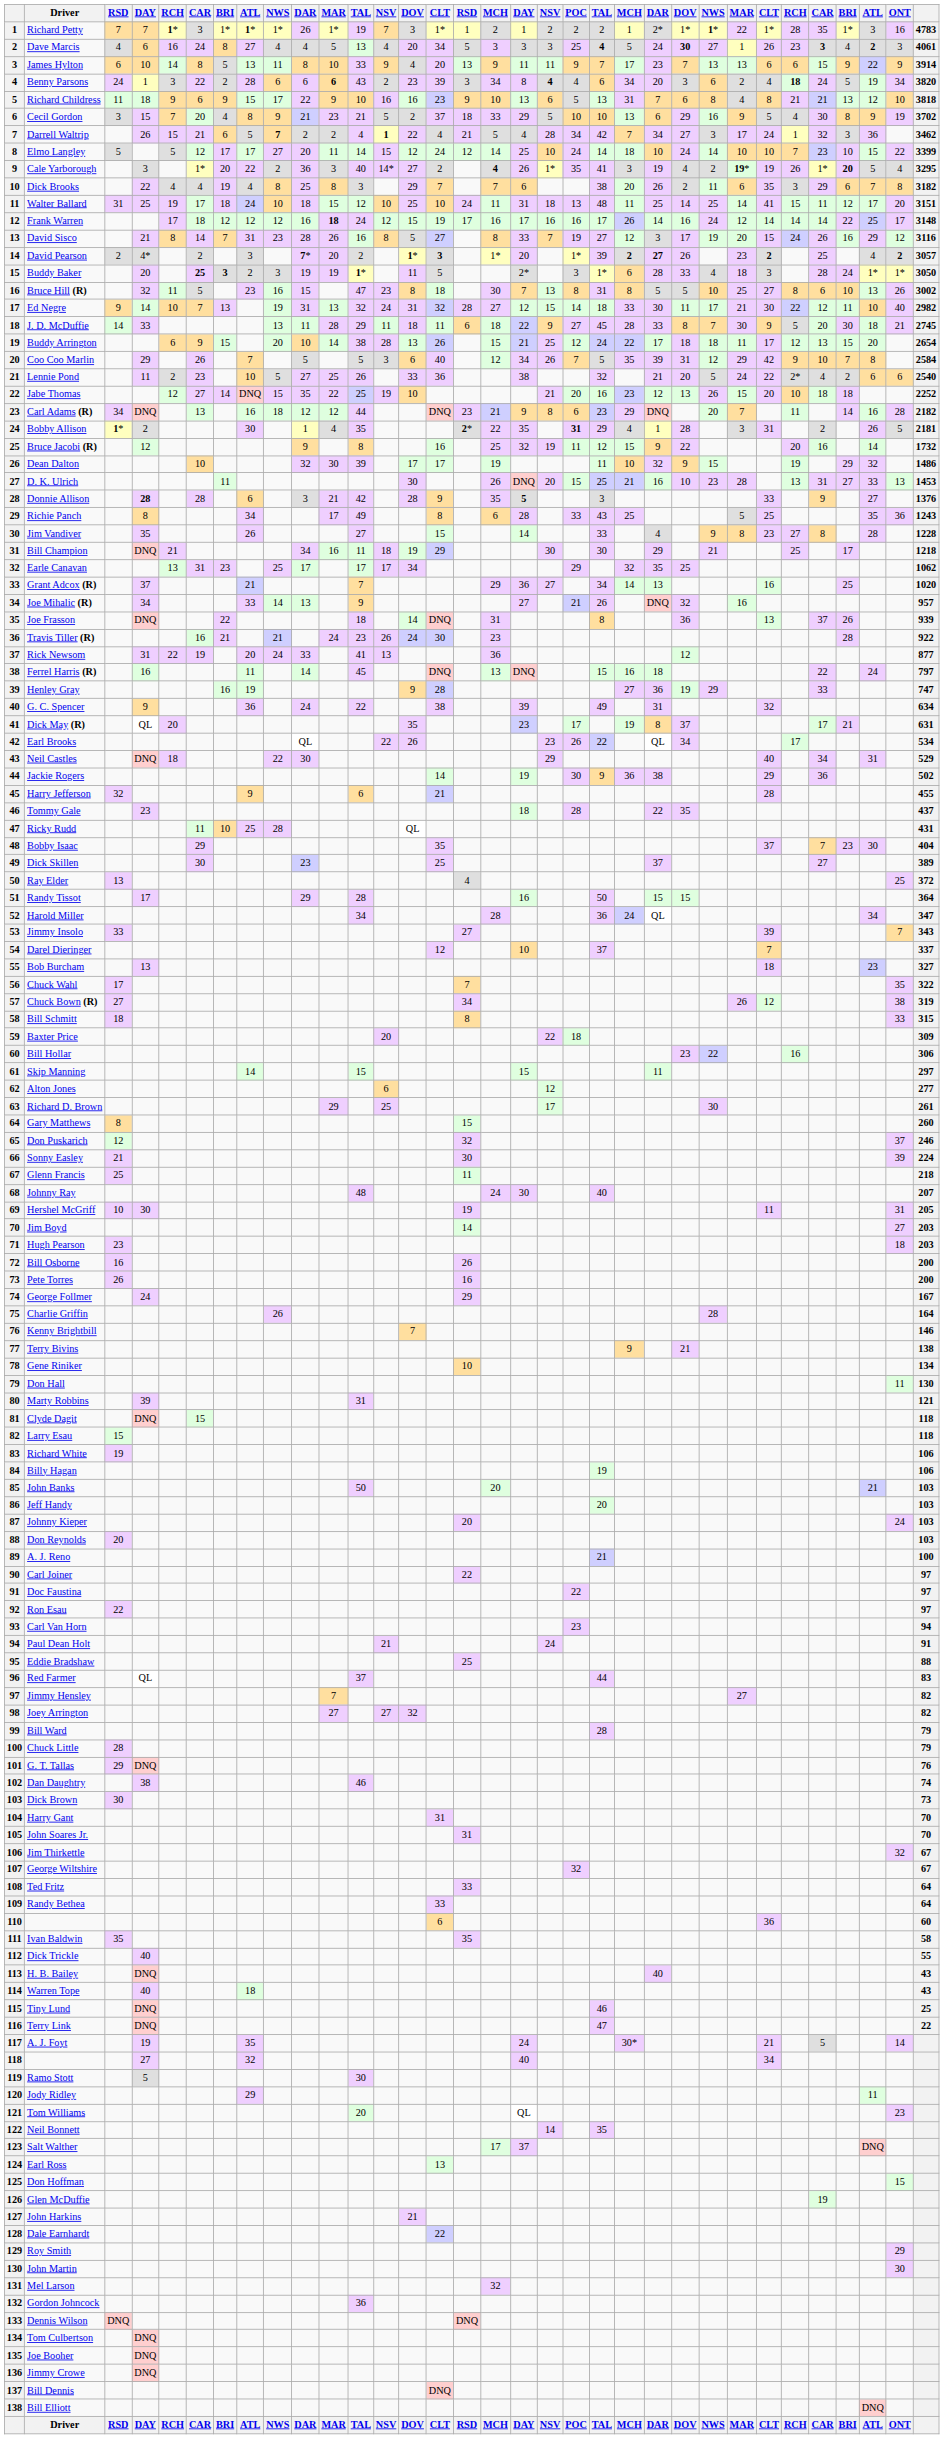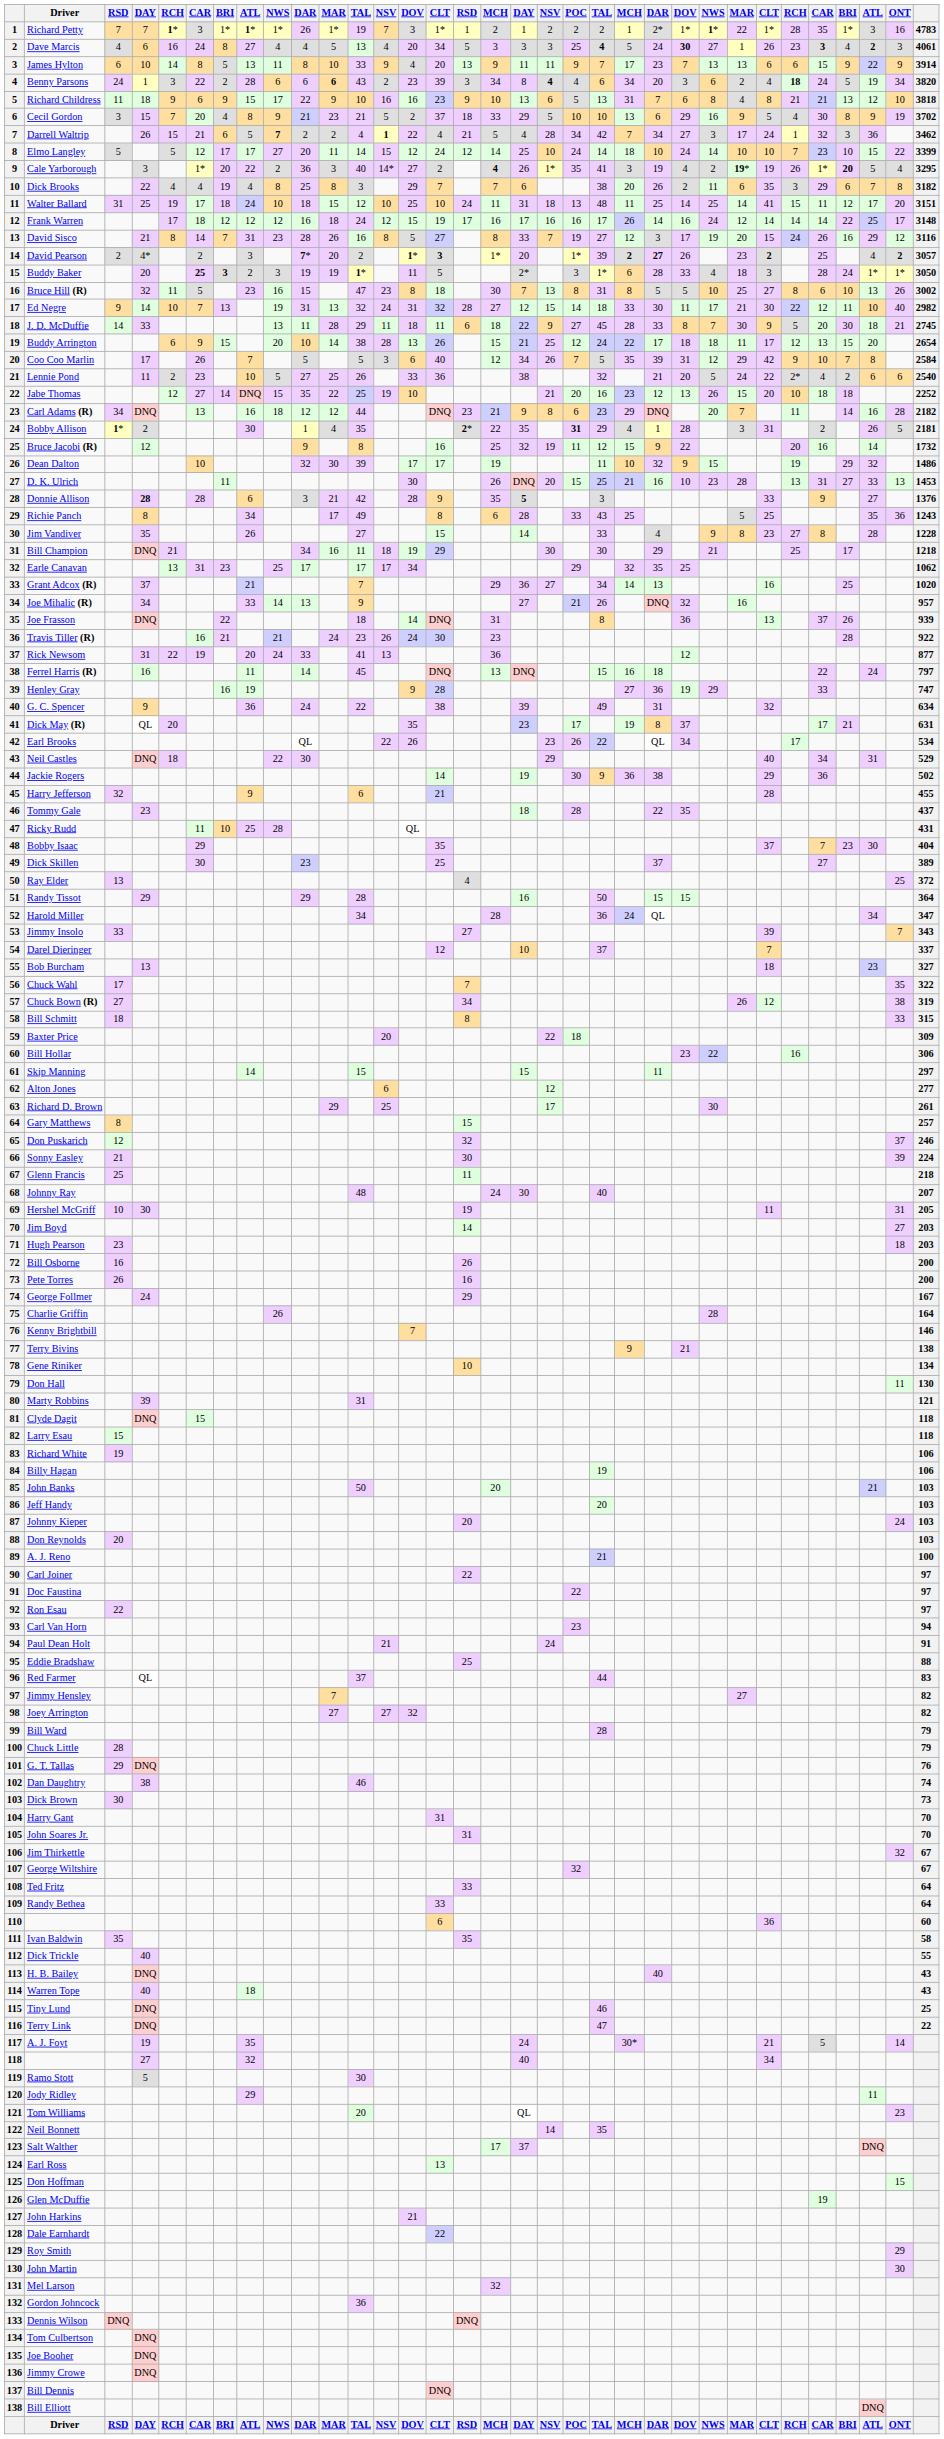(334, 221) bold -> (334, 221) normal
(145, 360) 29 -> (145, 360) 17
(145, 898) 17 -> (145, 898) 29
(926, 1124) 260 -> (926, 1124) 257
